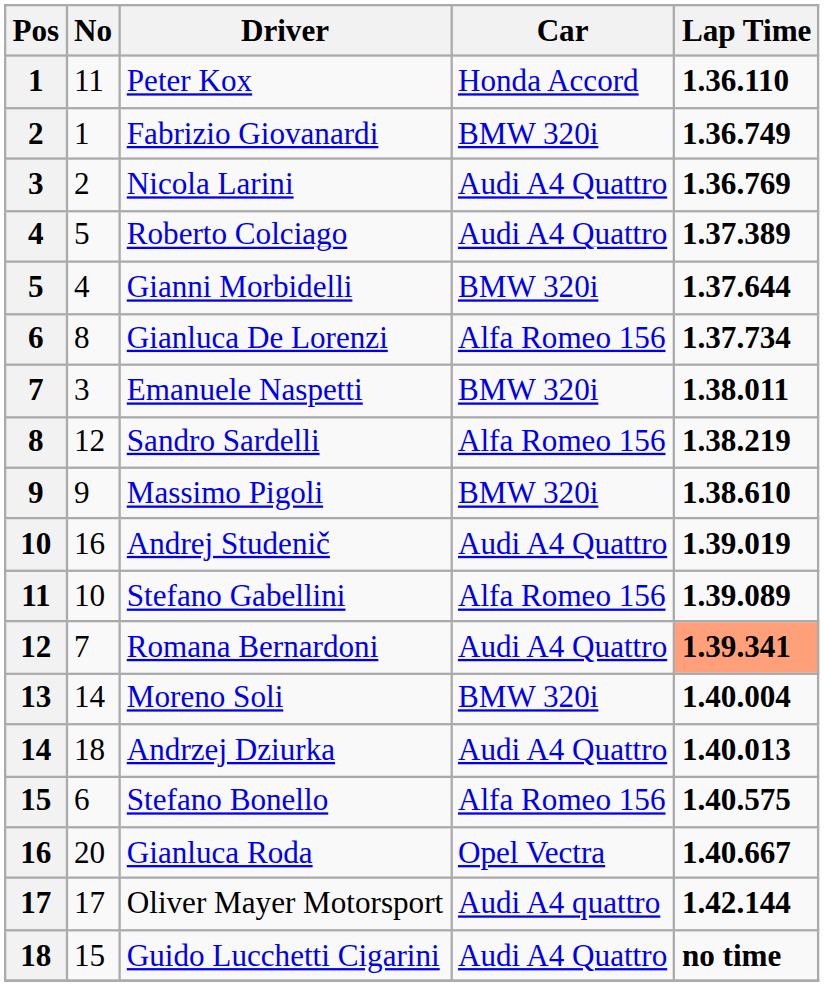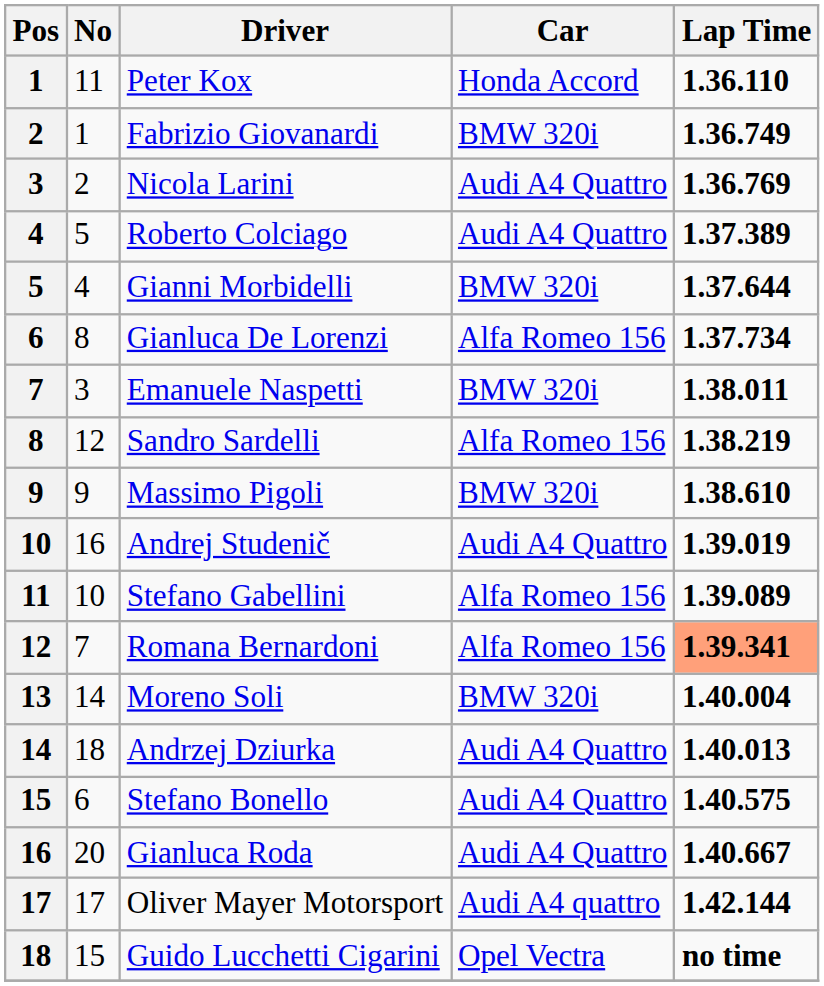(563, 646) Audi A4 Quattro -> (562, 646) Alfa Romeo 156
(562, 800) Alfa Romeo 156 -> (563, 800) Audi A4 Quattro
(532, 851) Opel Vectra -> (563, 851) Audi A4 Quattro
(563, 954) Audi A4 Quattro -> (532, 954) Opel Vectra
